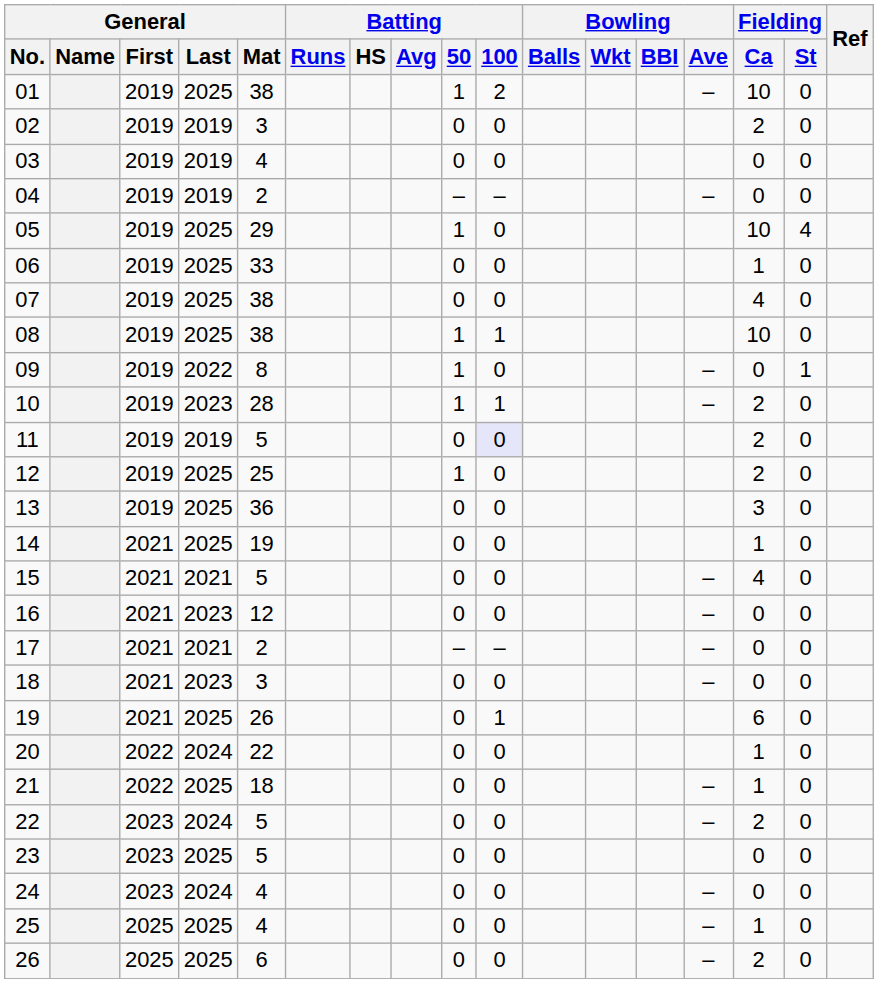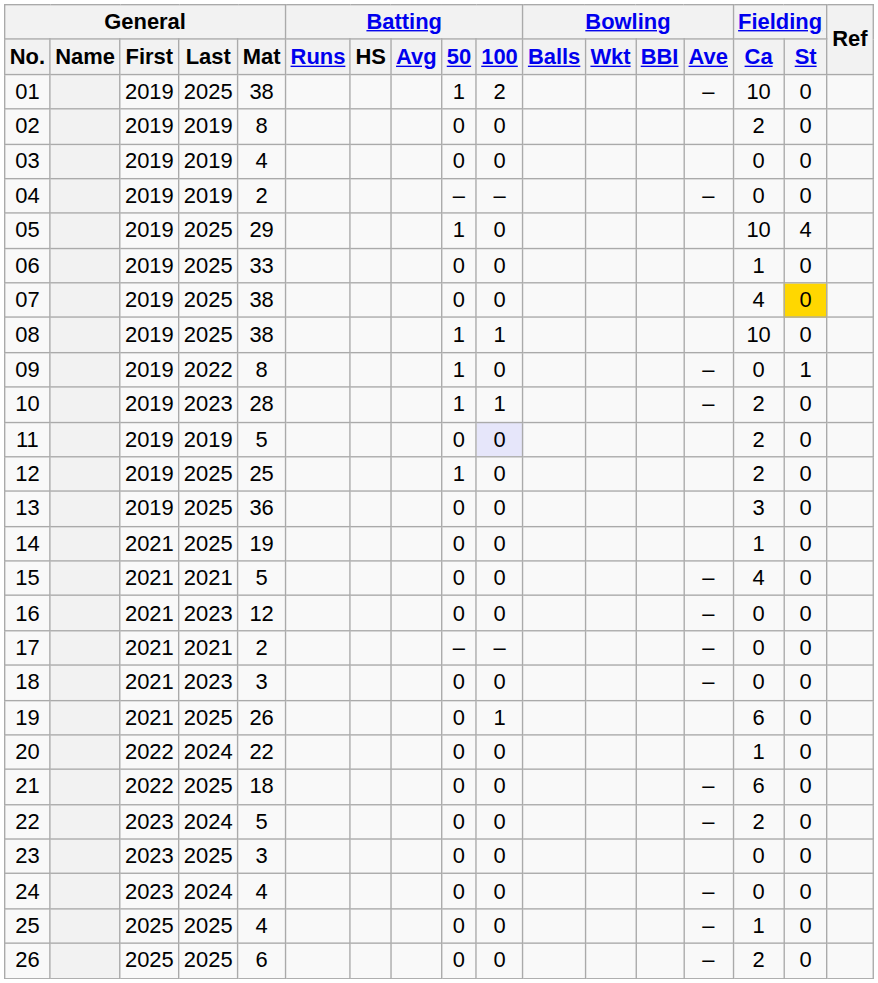(262, 126) 3 -> (262, 126) 8
(806, 299) no background -> (806, 299) gold background
(759, 786) 1 -> (759, 786) 6
(262, 856) 5 -> (262, 856) 3
